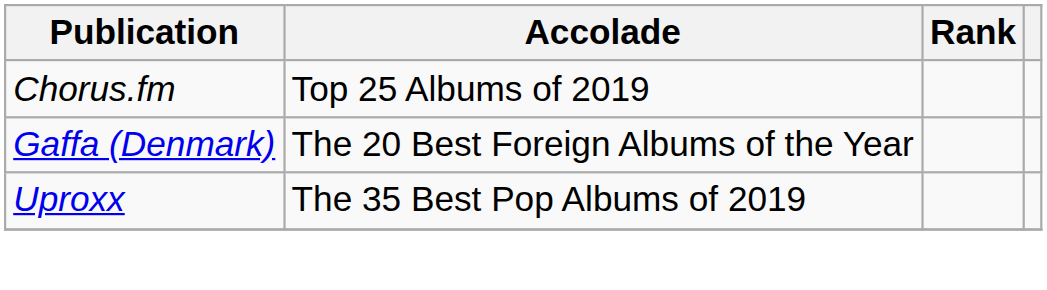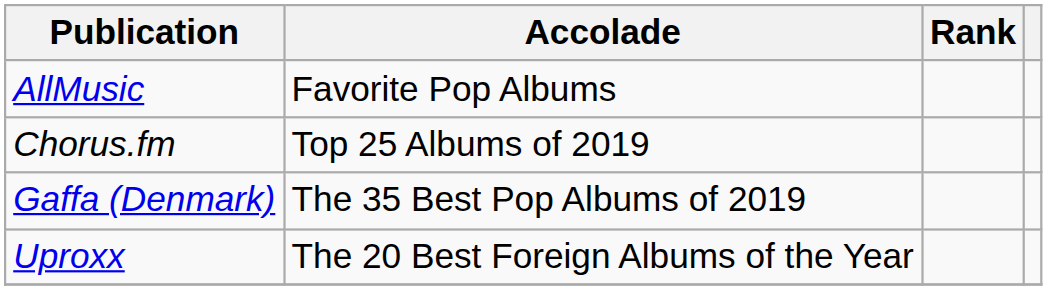+ row: (79, 88)
(603, 144) The 20 Best Foreign Albums of the Year -> (549, 199) The 35 Best Pop Albums of 2019
(549, 199) The 35 Best Pop Albums of 2019 -> (603, 255) The 20 Best Foreign Albums of the Year
